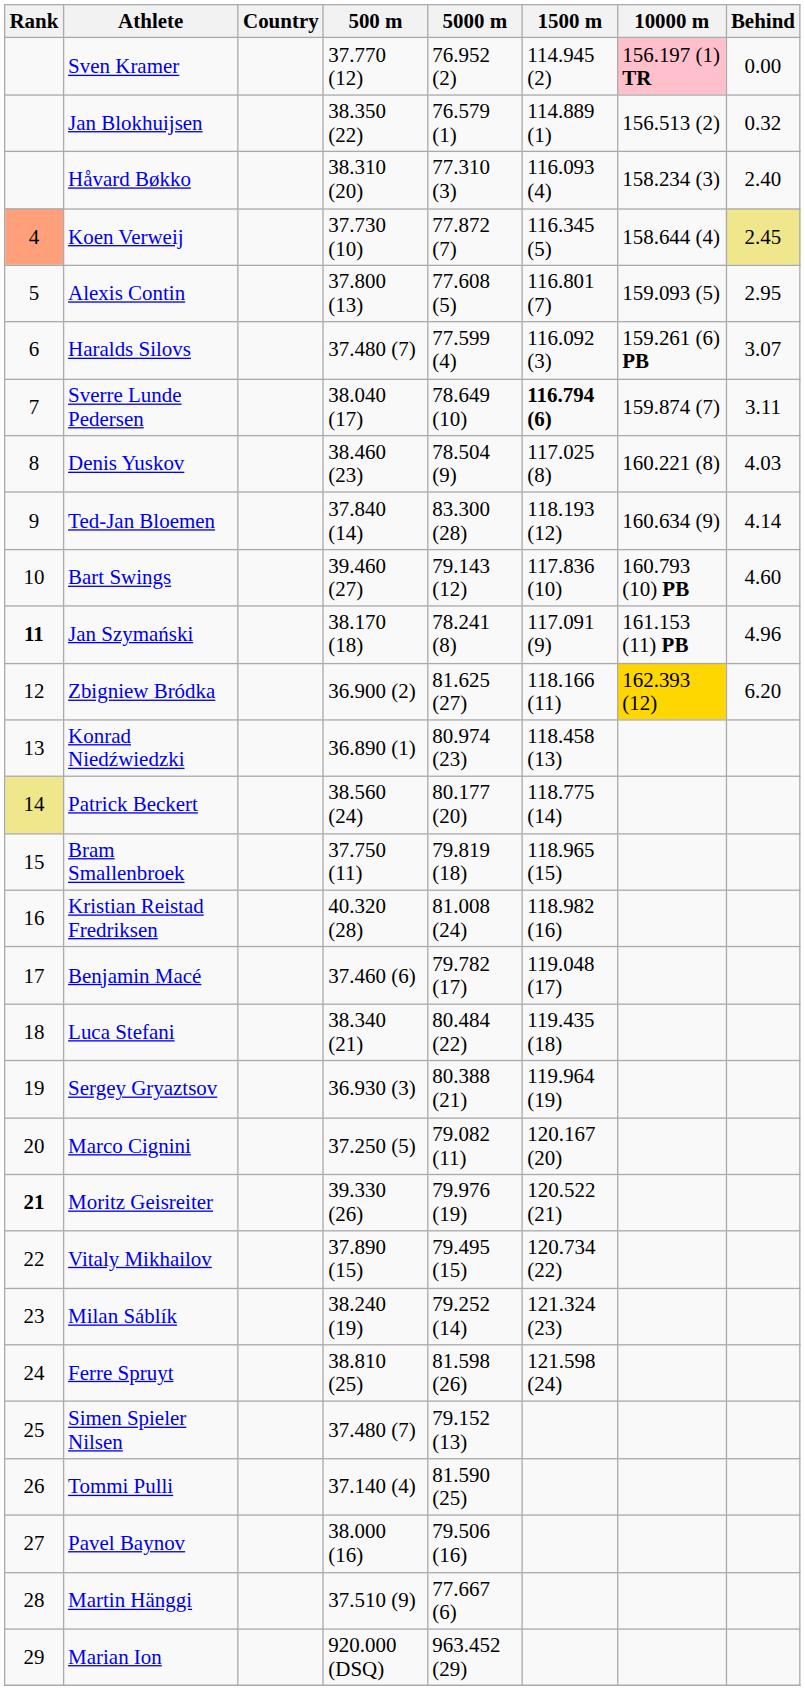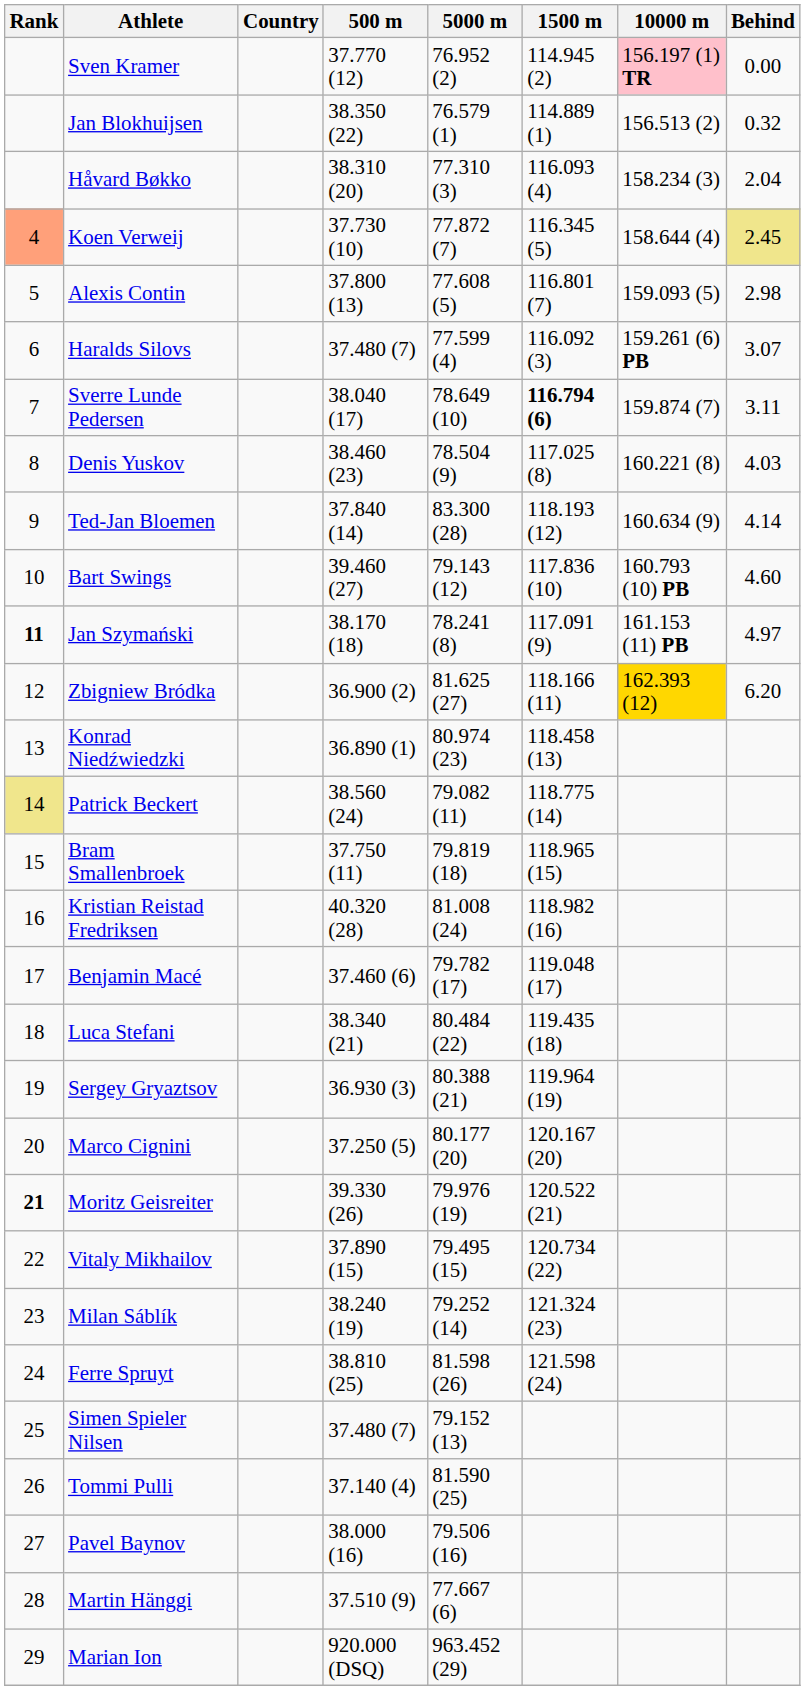(763, 179) 2.40 -> (763, 179) 2.04
(763, 293) 2.95 -> (763, 293) 2.98
(763, 634) 4.96 -> (763, 634) 4.97
(461, 804) 80.177 (20) -> (461, 804) 79.082 (11)
(461, 1145) 79.082 (11) -> (461, 1145) 80.177 (20)
